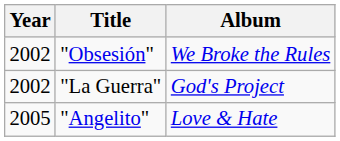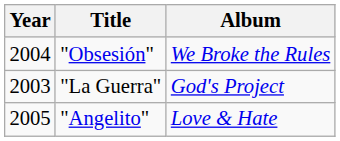(30, 53) 2002 -> (30, 53) 2004
(30, 86) 2002 -> (30, 86) 2003
